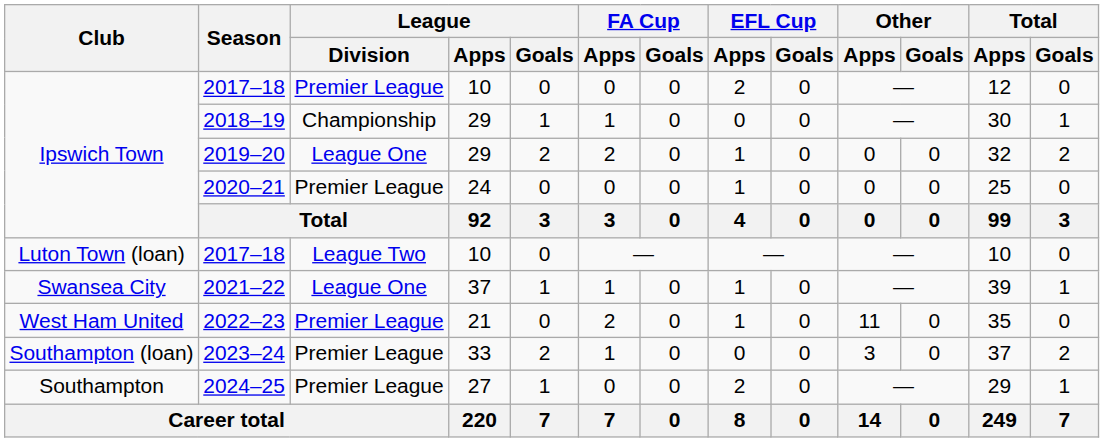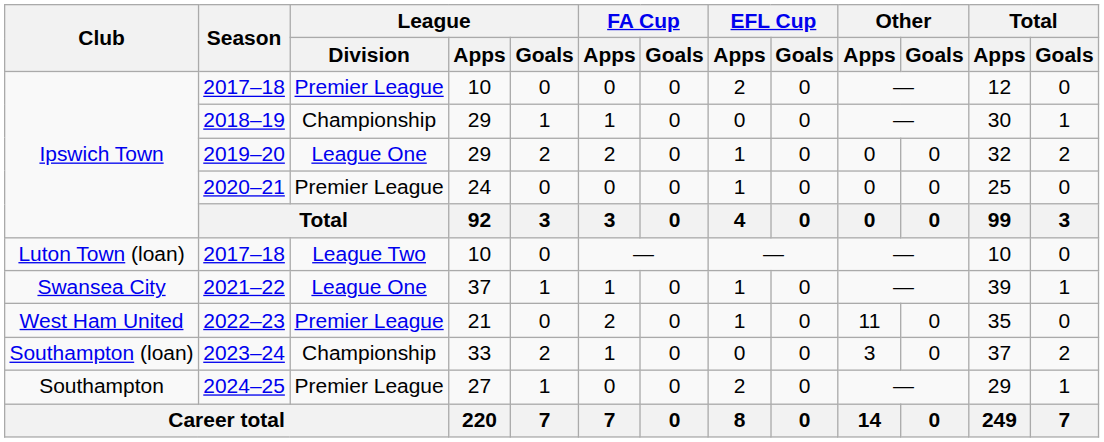(369, 353) Premier League -> (369, 353) Championship
